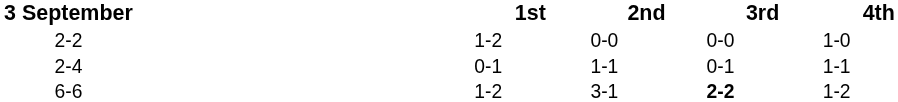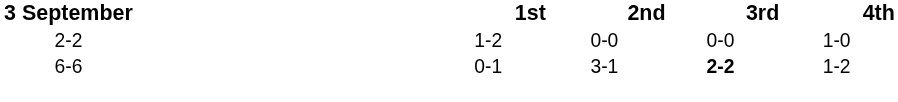- row: (68, 66)
(488, 91) 1-2 -> (488, 66) 0-1
